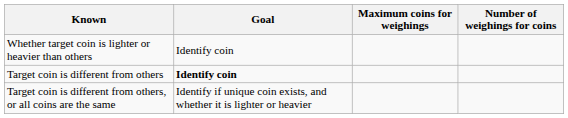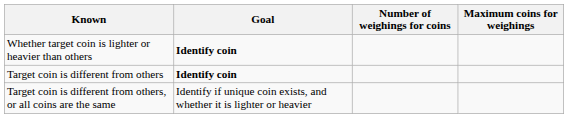columns swapped: (405, 19) <-> (511, 19)
(205, 50) normal -> (206, 50) bold
